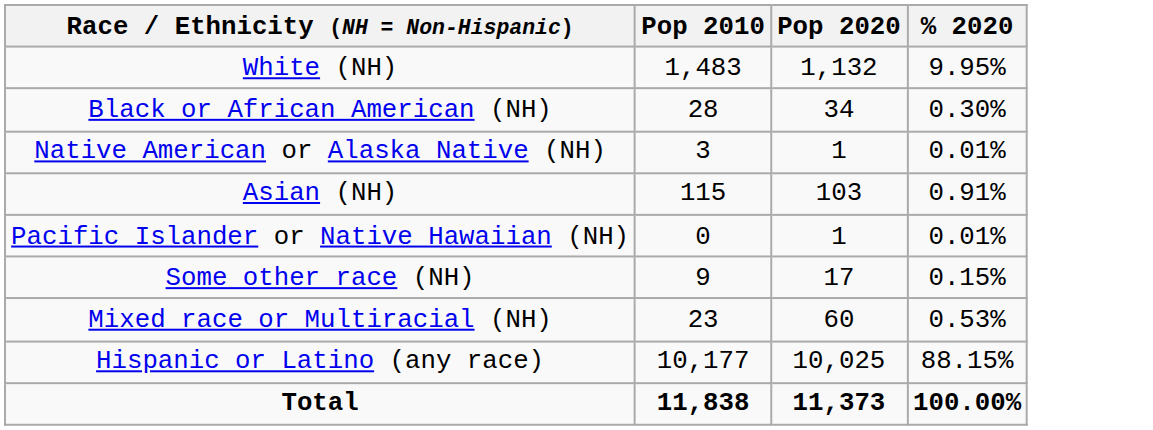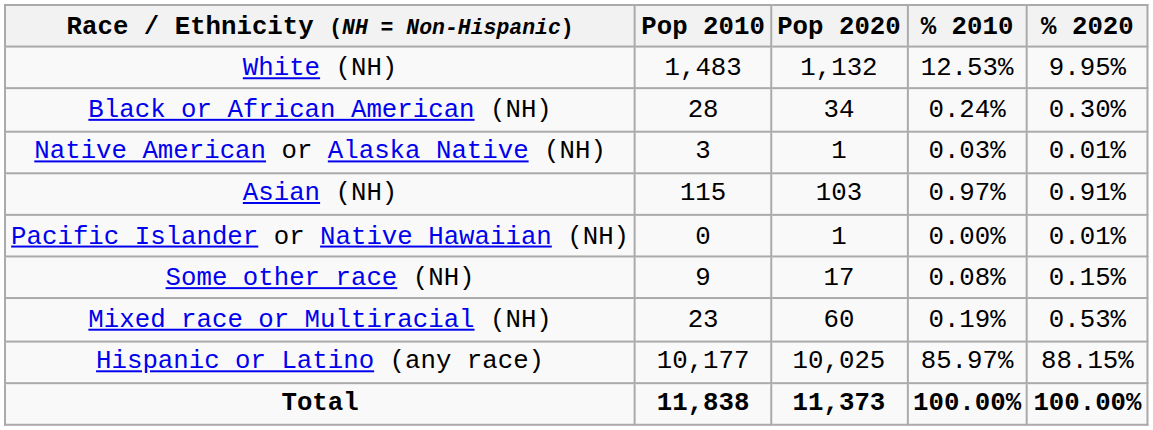+ column: (967, 26)
